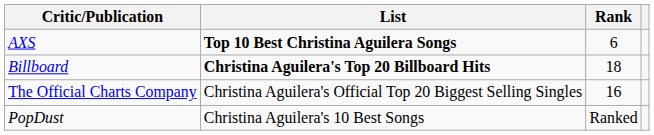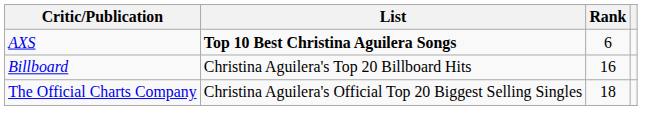(347, 67) bold -> (338, 67) normal
(614, 67) 18 -> (608, 67) 16
(614, 92) 16 -> (608, 92) 18
- row: (36, 117)
